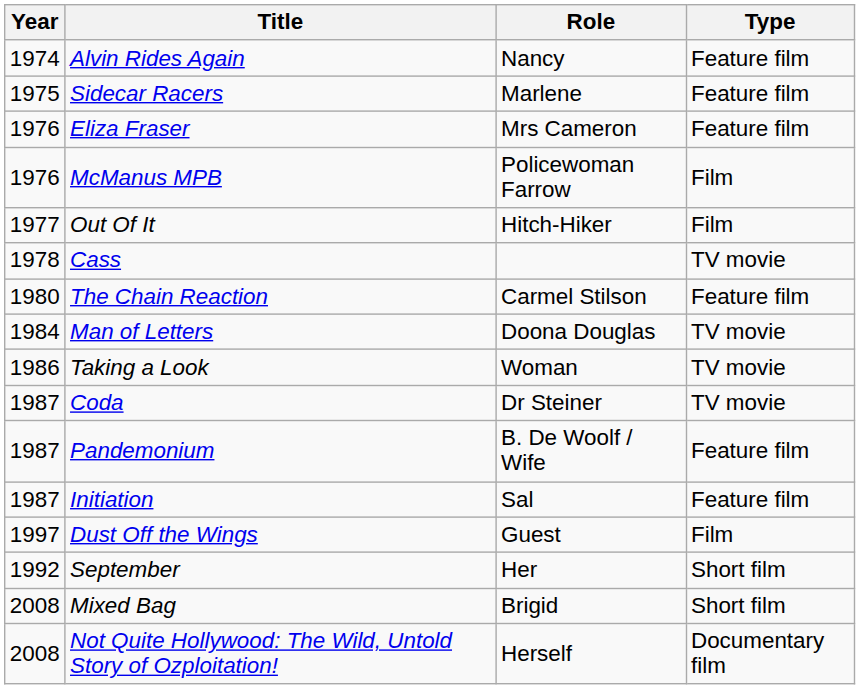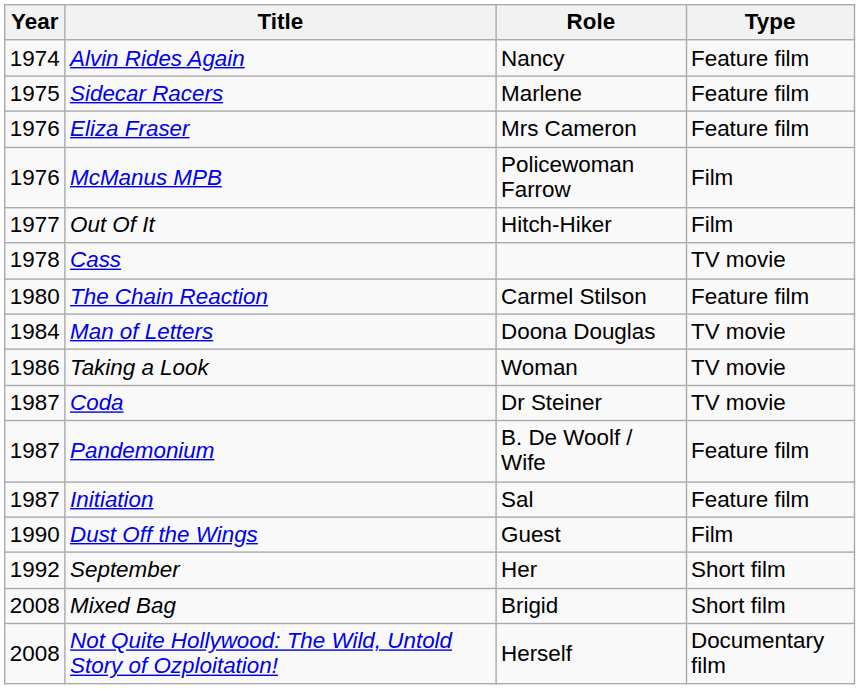(35, 534) 1997 -> (35, 534) 1990
